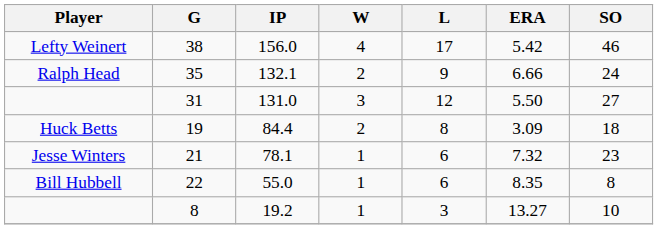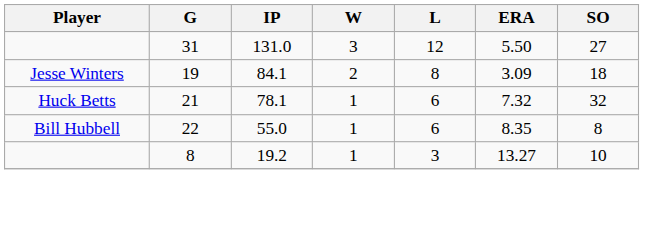- row: (194, 45)
- row: (194, 73)
(79, 127) Huck Betts -> (77, 73) Jesse Winters
(278, 127) 84.4 -> (272, 73) 84.1
(79, 155) Jesse Winters -> (77, 100) Huck Betts
(611, 155) 23 -> (598, 100) 32
